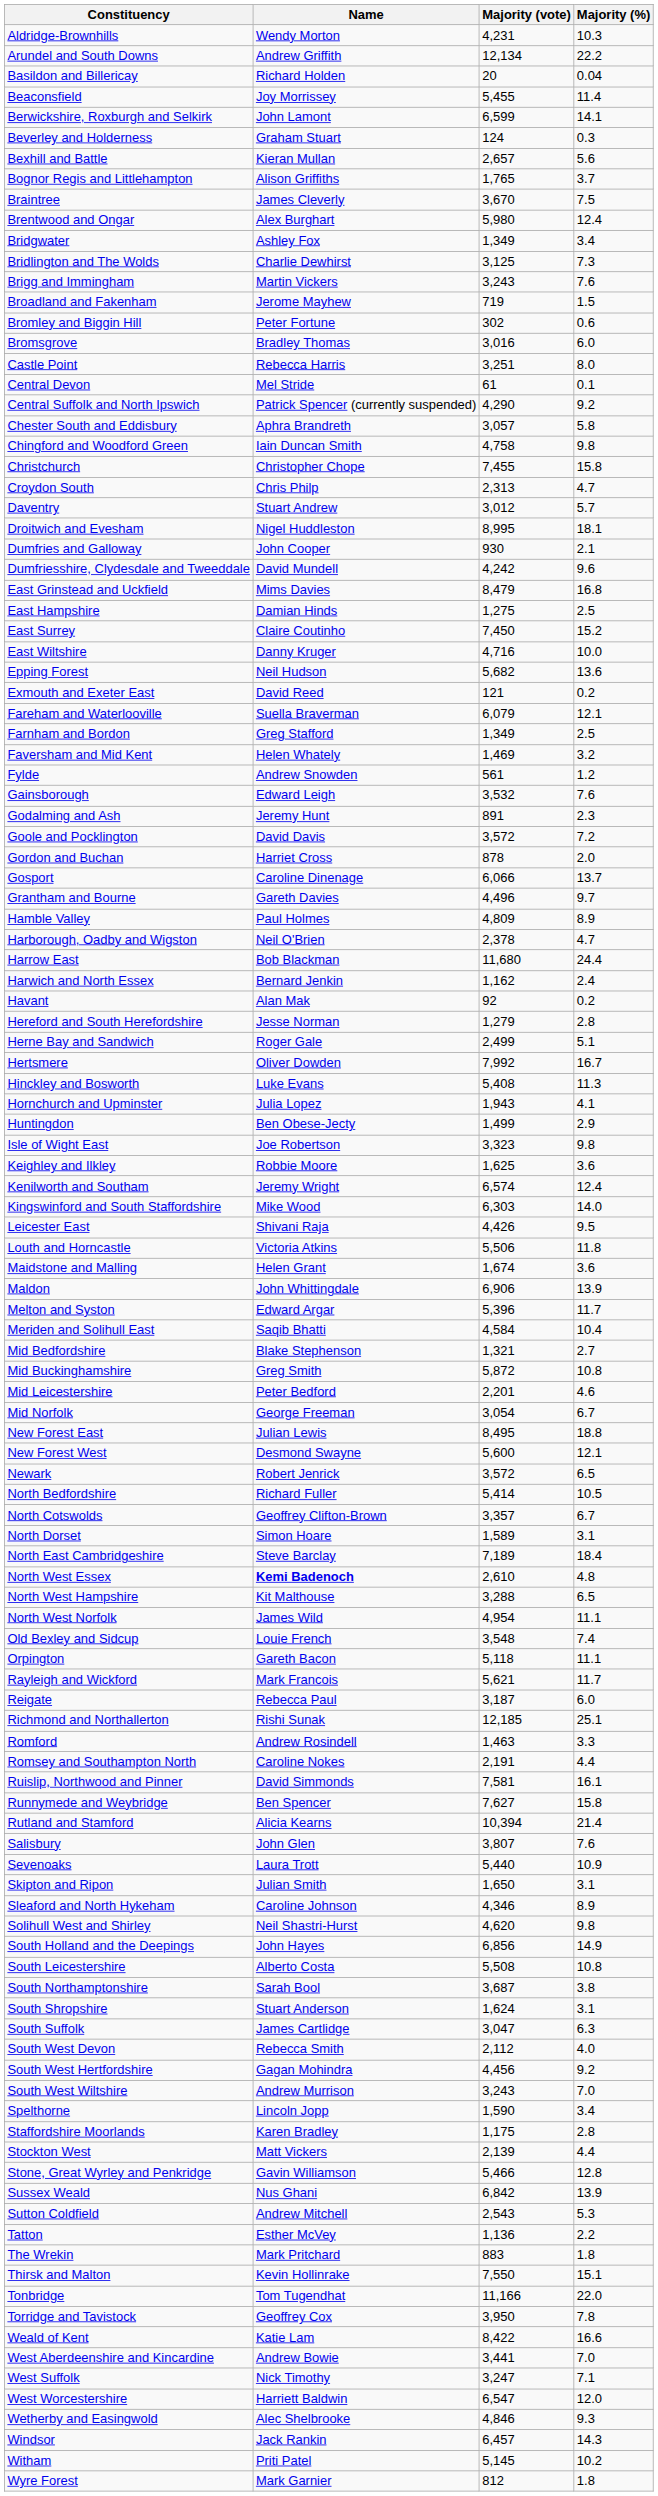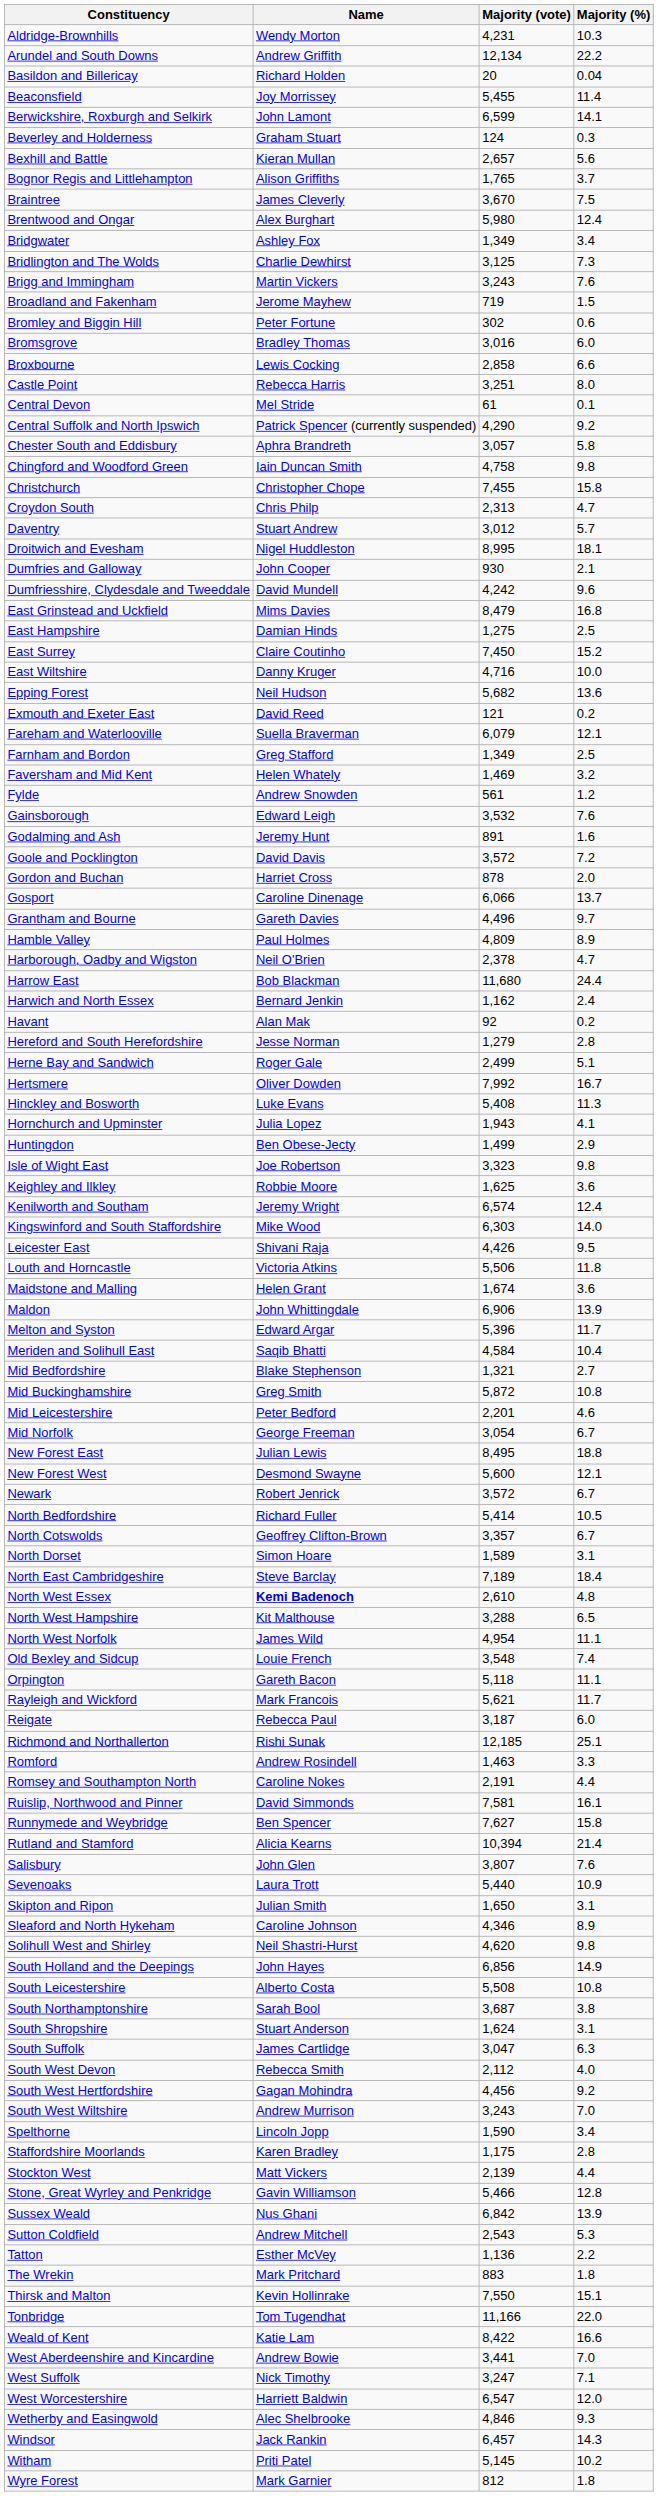+ row: (41, 364)
(586, 816) 2.3 -> (586, 836) 1.6
(586, 1474) 6.5 -> (586, 1494) 6.7
- row: (72, 2316)
